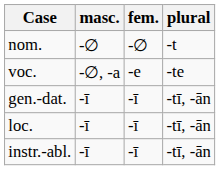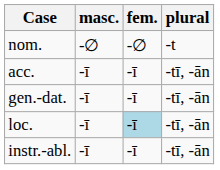- row: (22, 72)
+ row: (22, 71)
(133, 125) no background -> (132, 124) lightblue background
